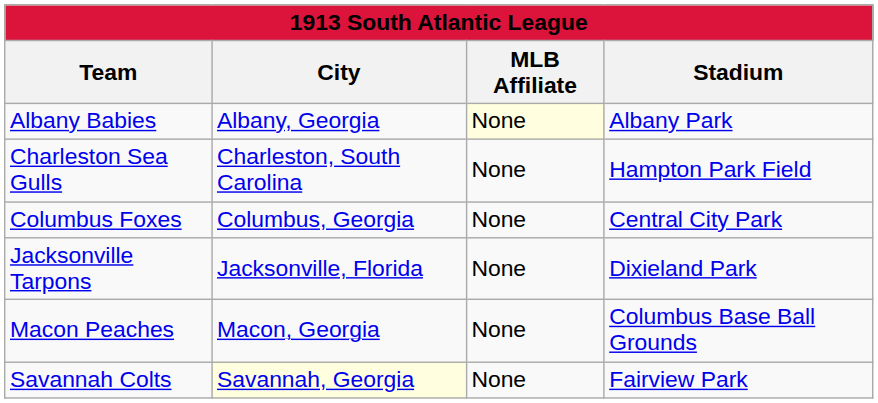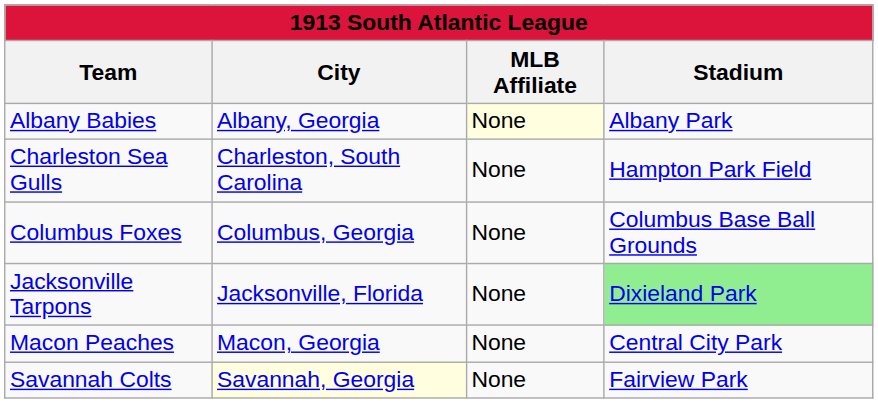(696, 219) Central City Park -> (712, 232) Columbus Base Ball Grounds
(683, 268) no background -> (683, 294) lightgreen background
(712, 330) Columbus Base Ball Grounds -> (696, 343) Central City Park
